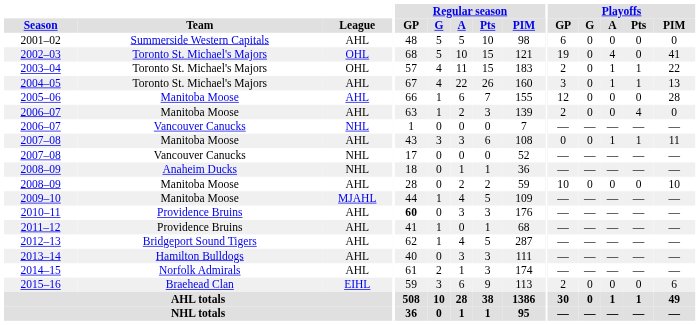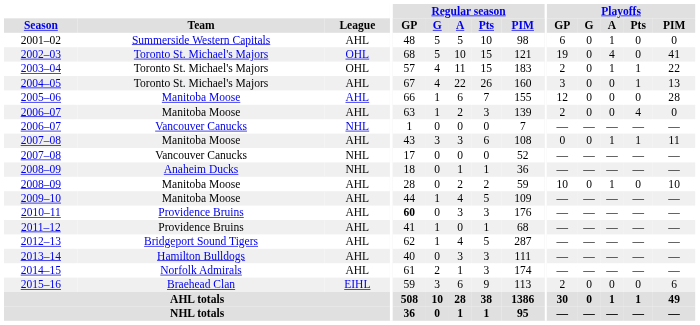(612, 40) 0 -> (612, 40) 1
(612, 83) 1 -> (612, 83) 0
(612, 184) 0 -> (612, 184) 1
(357, 198) MJAHL -> (357, 198) AHL
